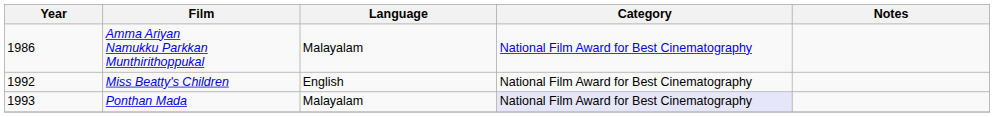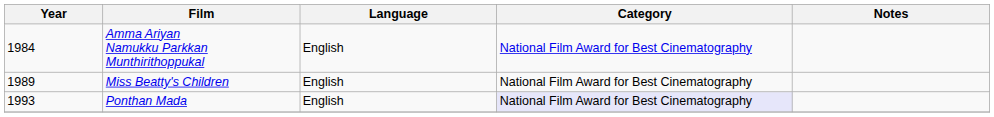(21, 48) 1986 -> (21, 48) 1984
(333, 48) Malayalam -> (323, 48) English
(21, 82) 1992 -> (21, 82) 1989
(333, 101) Malayalam -> (323, 101) English
